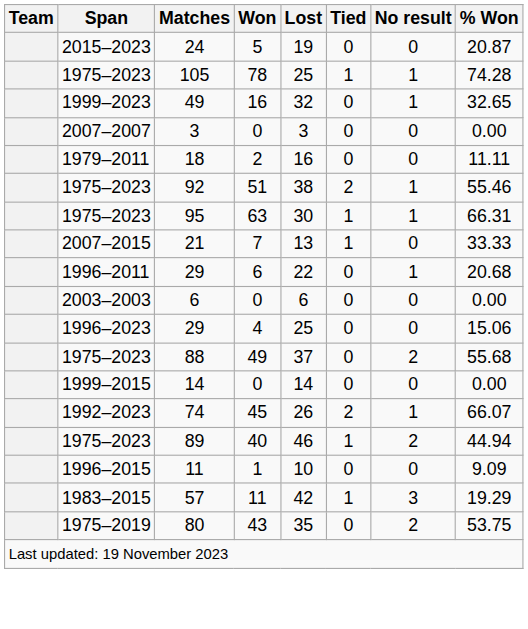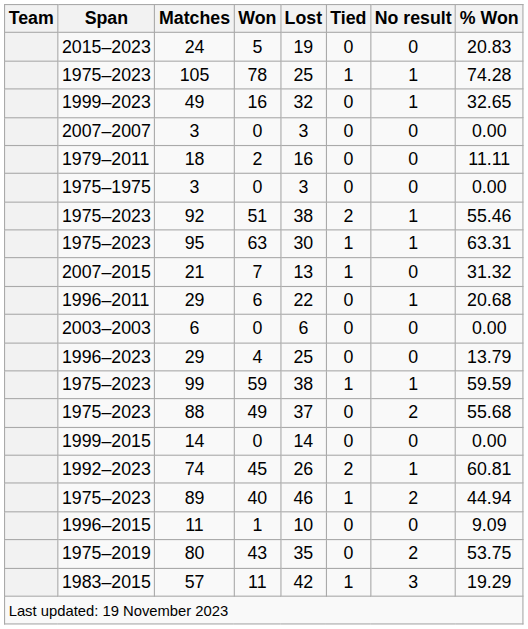(489, 46) 20.87 -> (489, 46) 20.83
+ row: (106, 187)
(489, 215) 66.31 -> (489, 243) 63.31
(489, 243) 33.33 -> (489, 272) 31.32
(489, 328) 15.06 -> (489, 356) 13.79
+ row: (106, 384)
(489, 412) 66.07 -> (489, 469) 60.81
rows swapped: (106, 525) <-> (106, 497)
